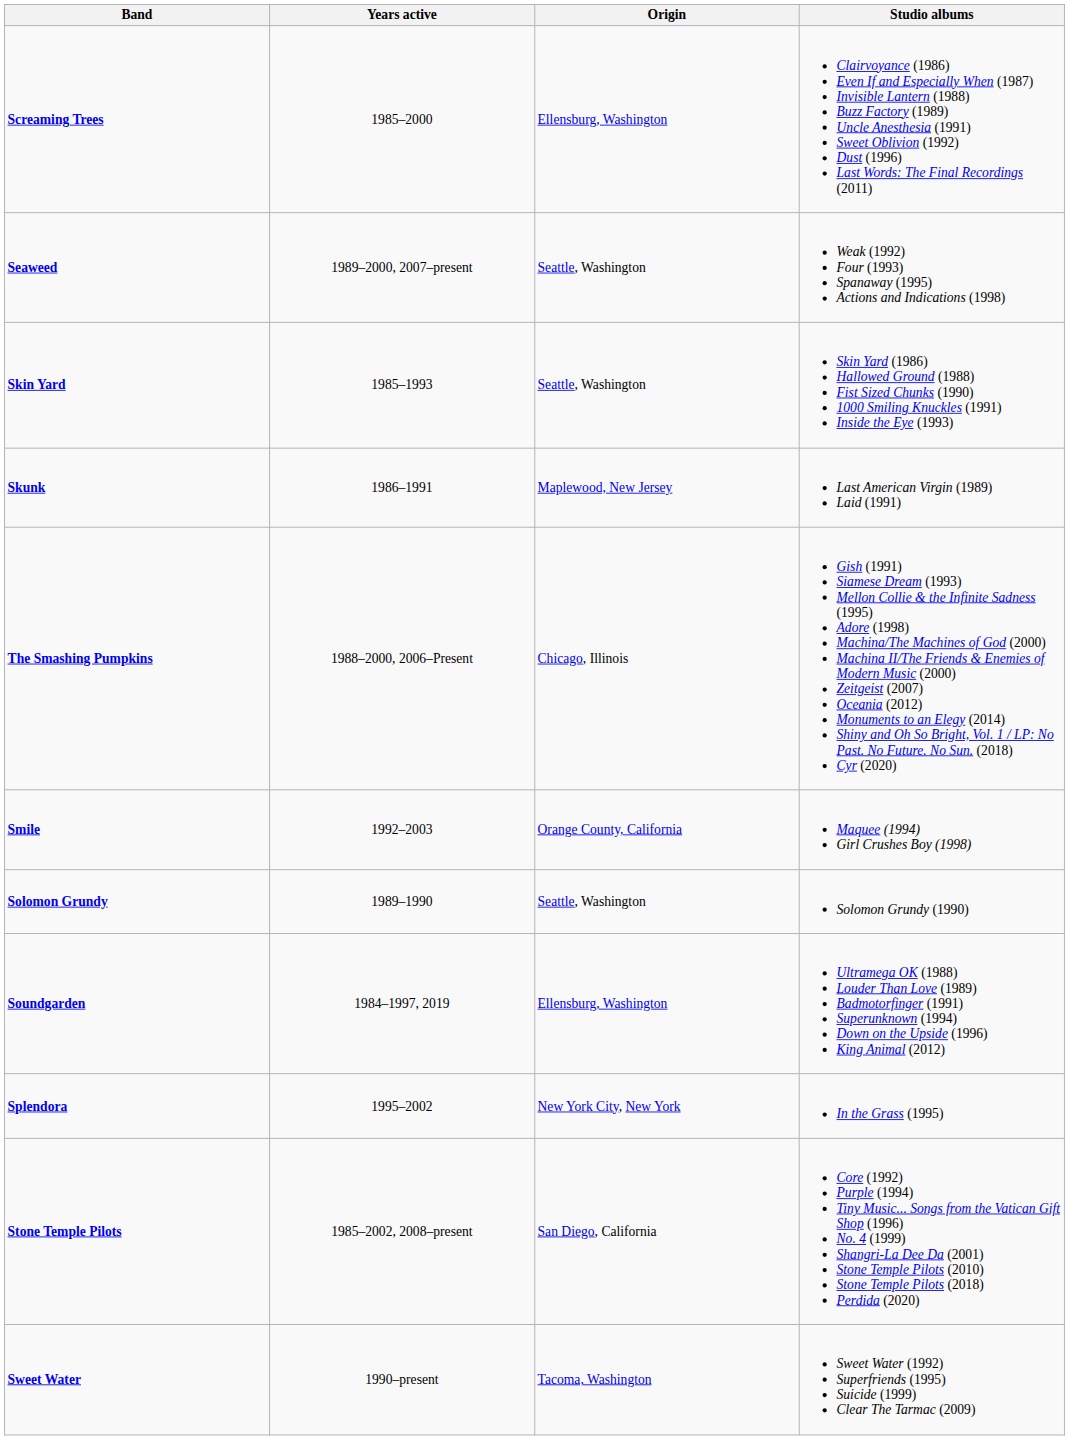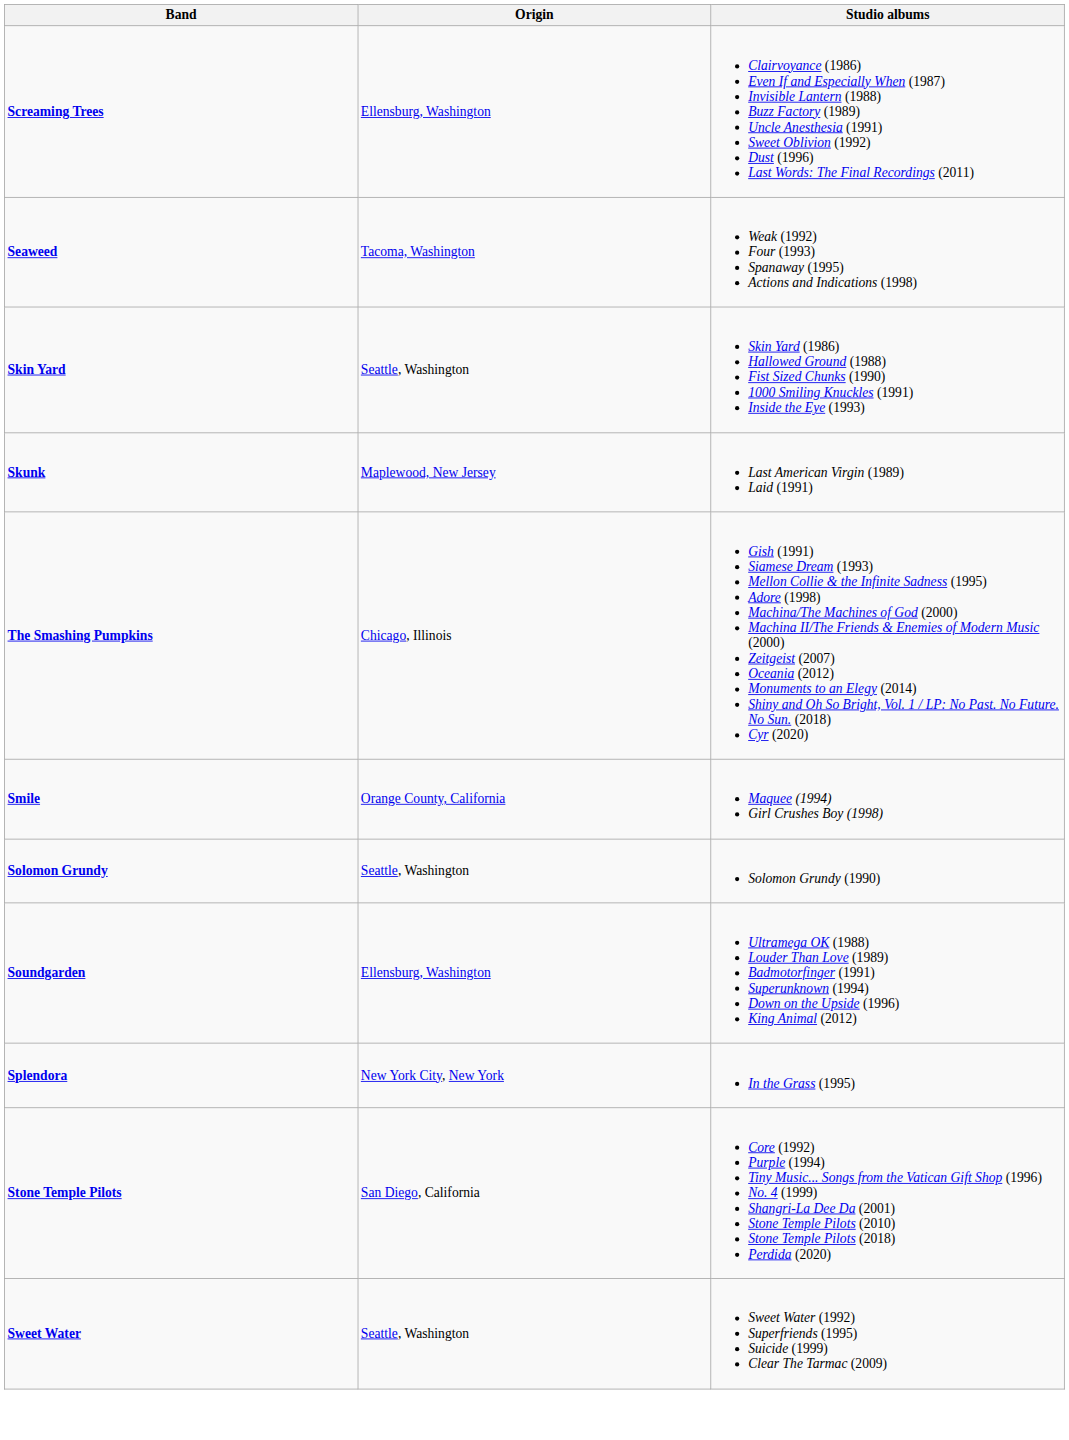- column: (402, 15)
(592, 267) Seattle, Washington -> (418, 252) Tacoma, Washington
(595, 1379) Tacoma, Washington -> (415, 1333) Seattle, Washington
